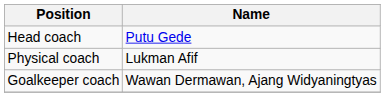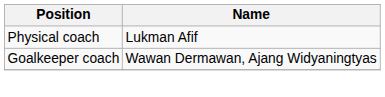- row: (44, 37)
